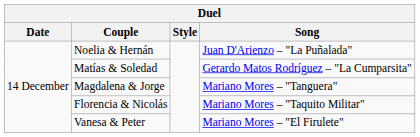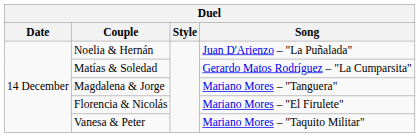(284, 104) Mariano Mores – "Taquito Militar" -> (273, 104) Mariano Mores – "El Firulete"
(273, 123) Mariano Mores – "El Firulete" -> (284, 123) Mariano Mores – "Taquito Militar"
